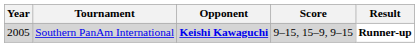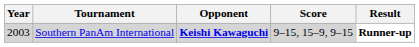(18, 33) 2005 -> (18, 33) 2003
